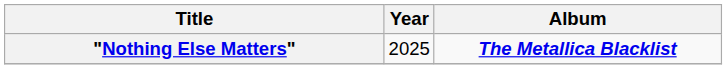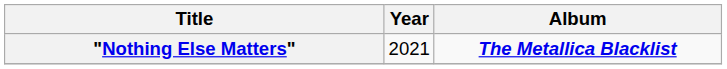(409, 48) 2025 -> (409, 48) 2021
